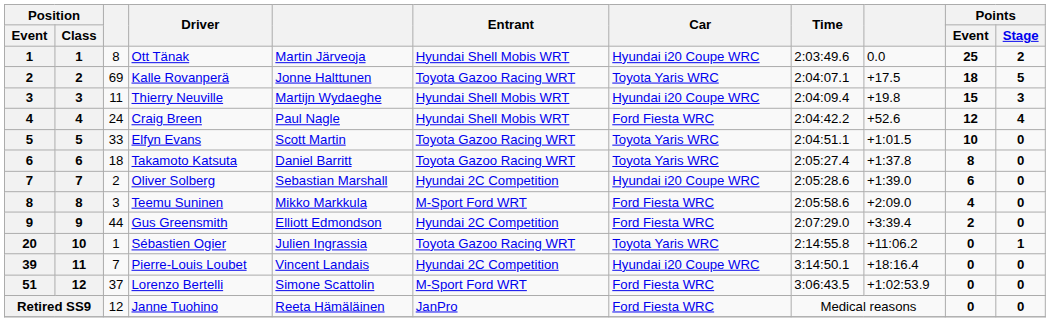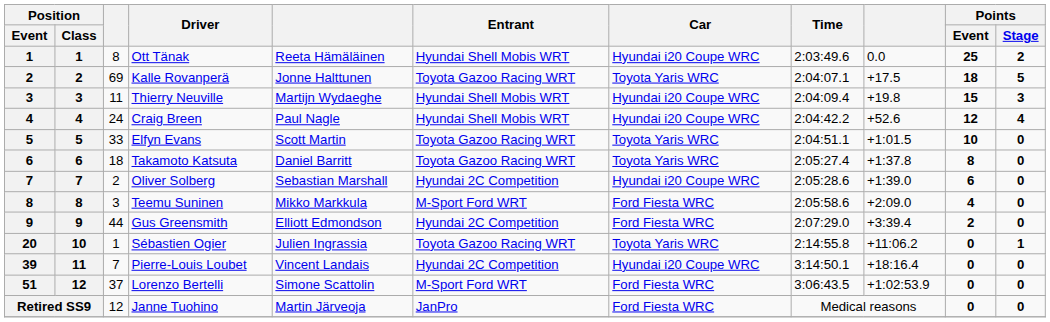(320, 56) Martin Järveoja -> (330, 56) Reeta Hämäläinen
(663, 118) Ford Fiesta WRC -> (686, 118) Hyundai i20 Coupe WRC
(330, 306) Reeta Hämäläinen -> (320, 306) Martin Järveoja
